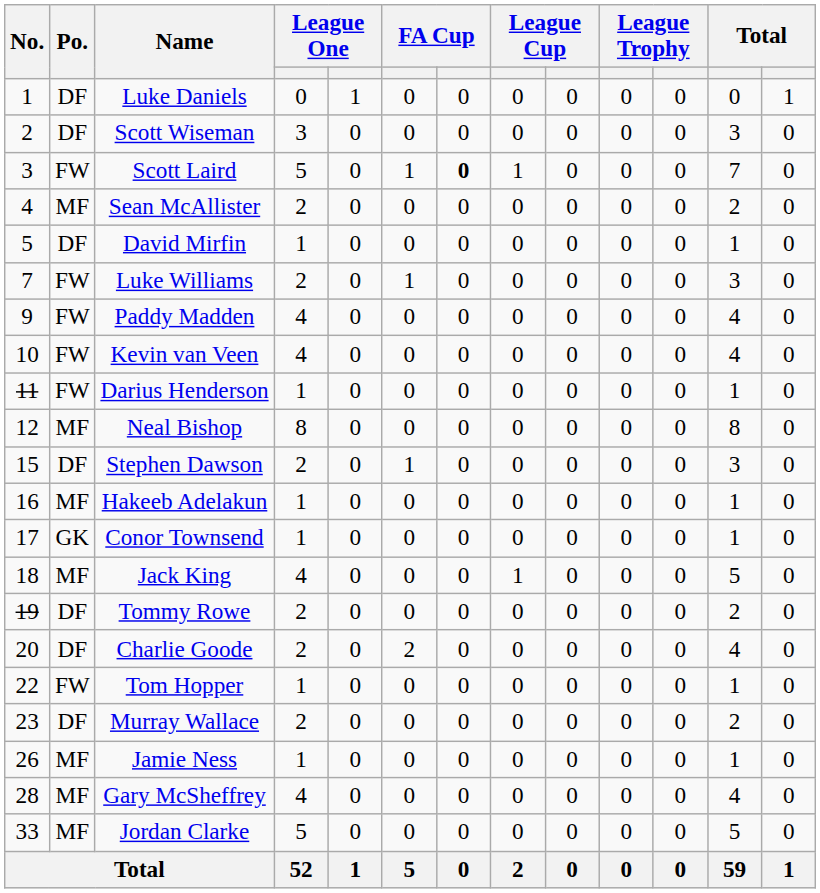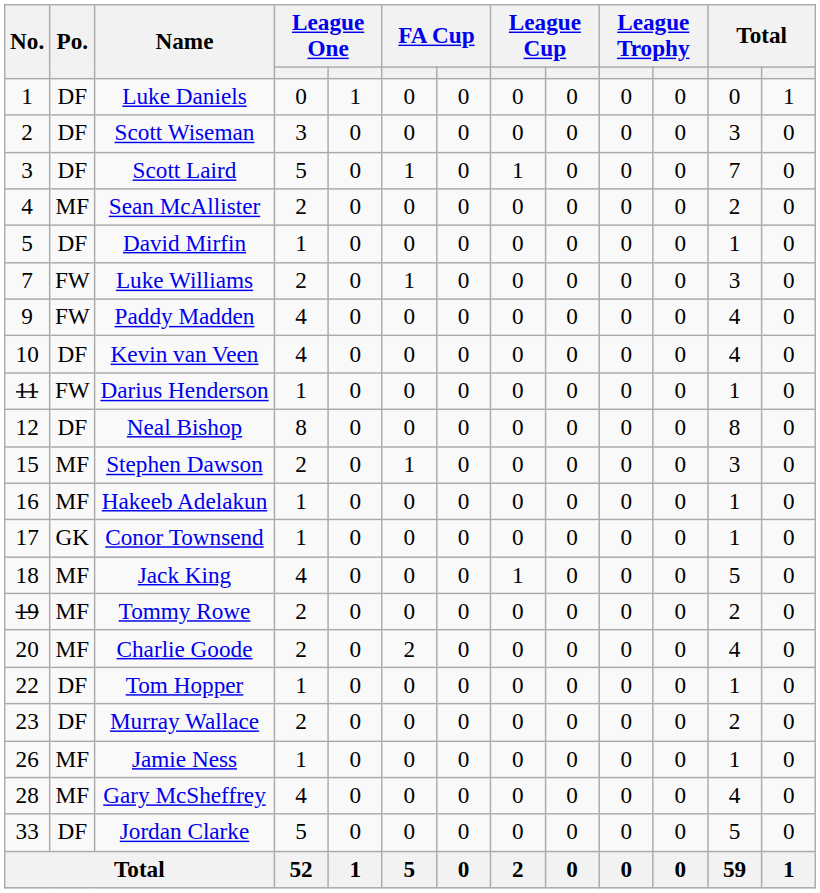(72, 170) FW -> (72, 170) DF
(464, 170) bold -> (464, 170) normal
(72, 354) FW -> (72, 354) DF
(72, 427) MF -> (72, 427) DF
(72, 464) DF -> (72, 464) MF
(72, 611) DF -> (72, 611) MF
(72, 648) DF -> (72, 648) MF
(72, 685) FW -> (72, 685) DF
(72, 832) MF -> (72, 832) DF
